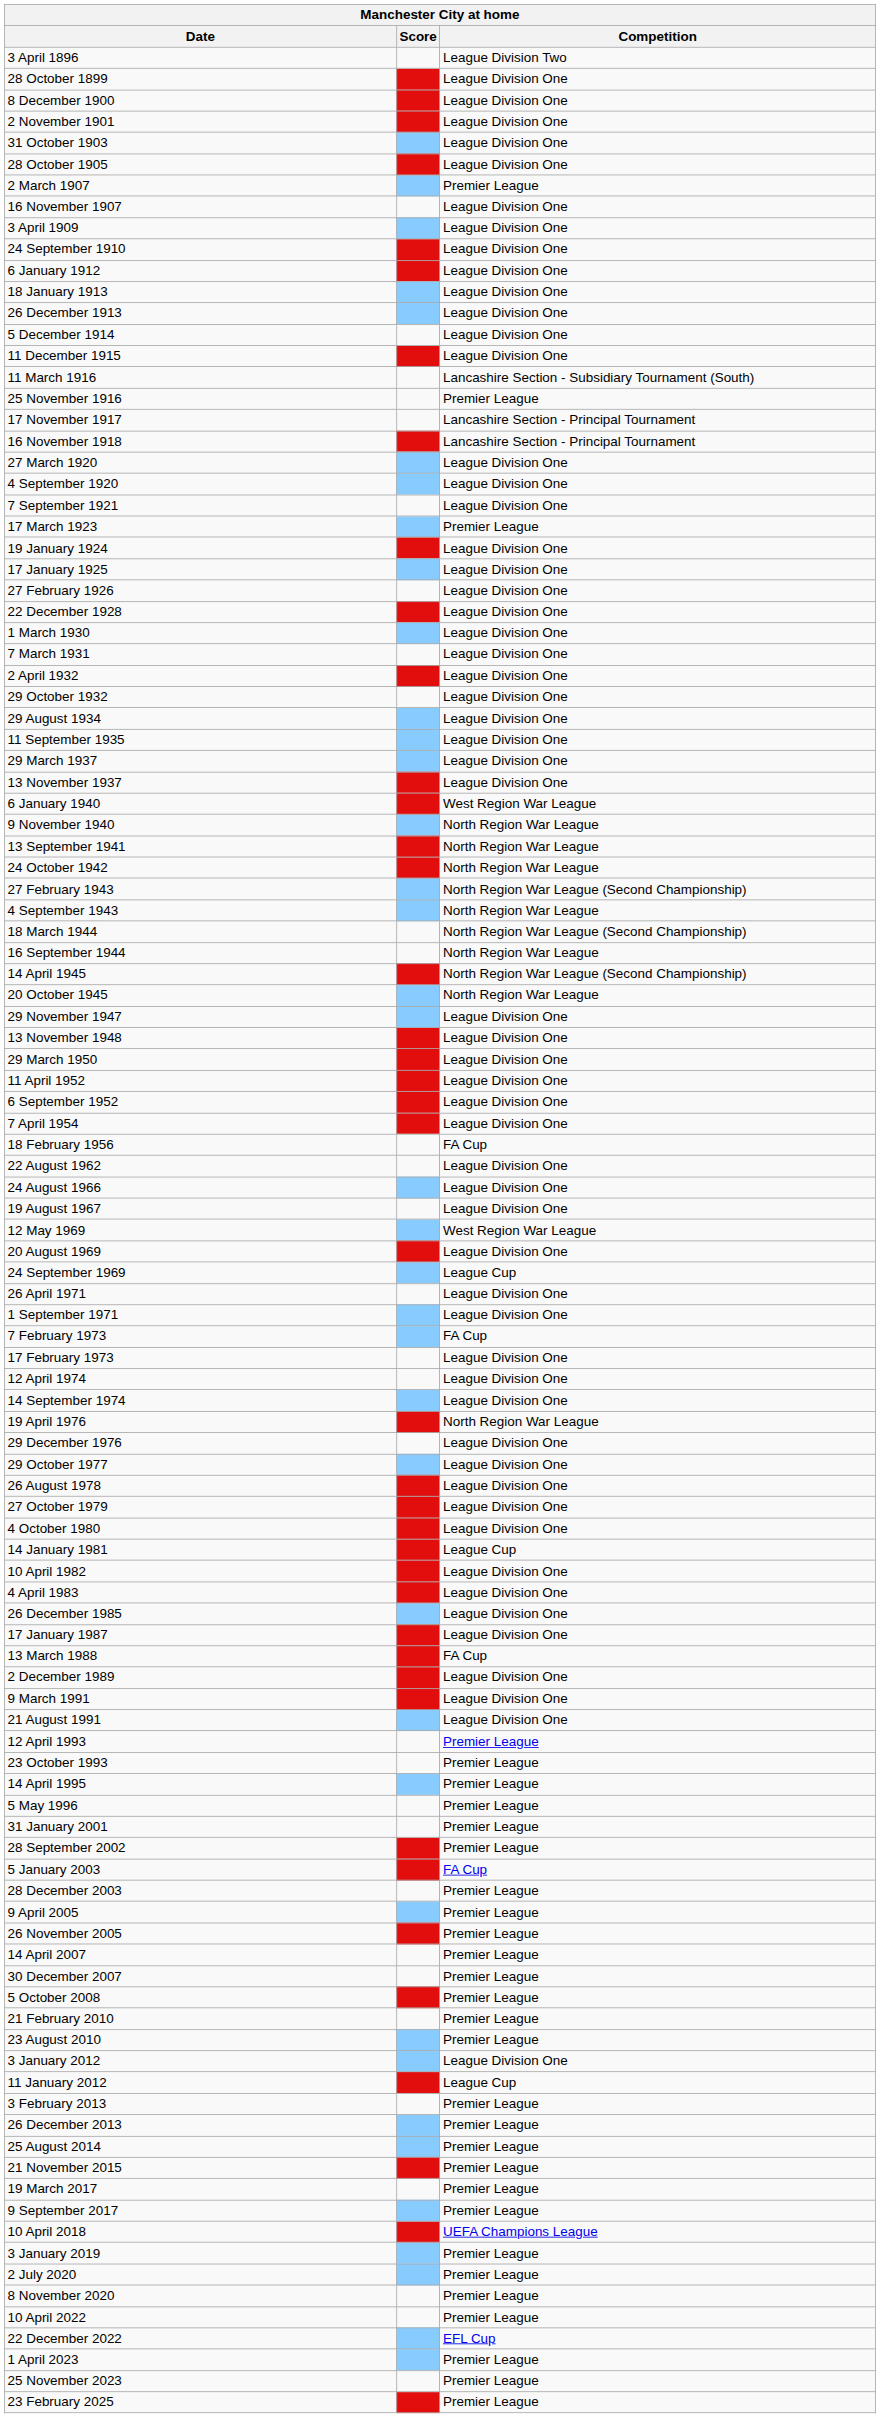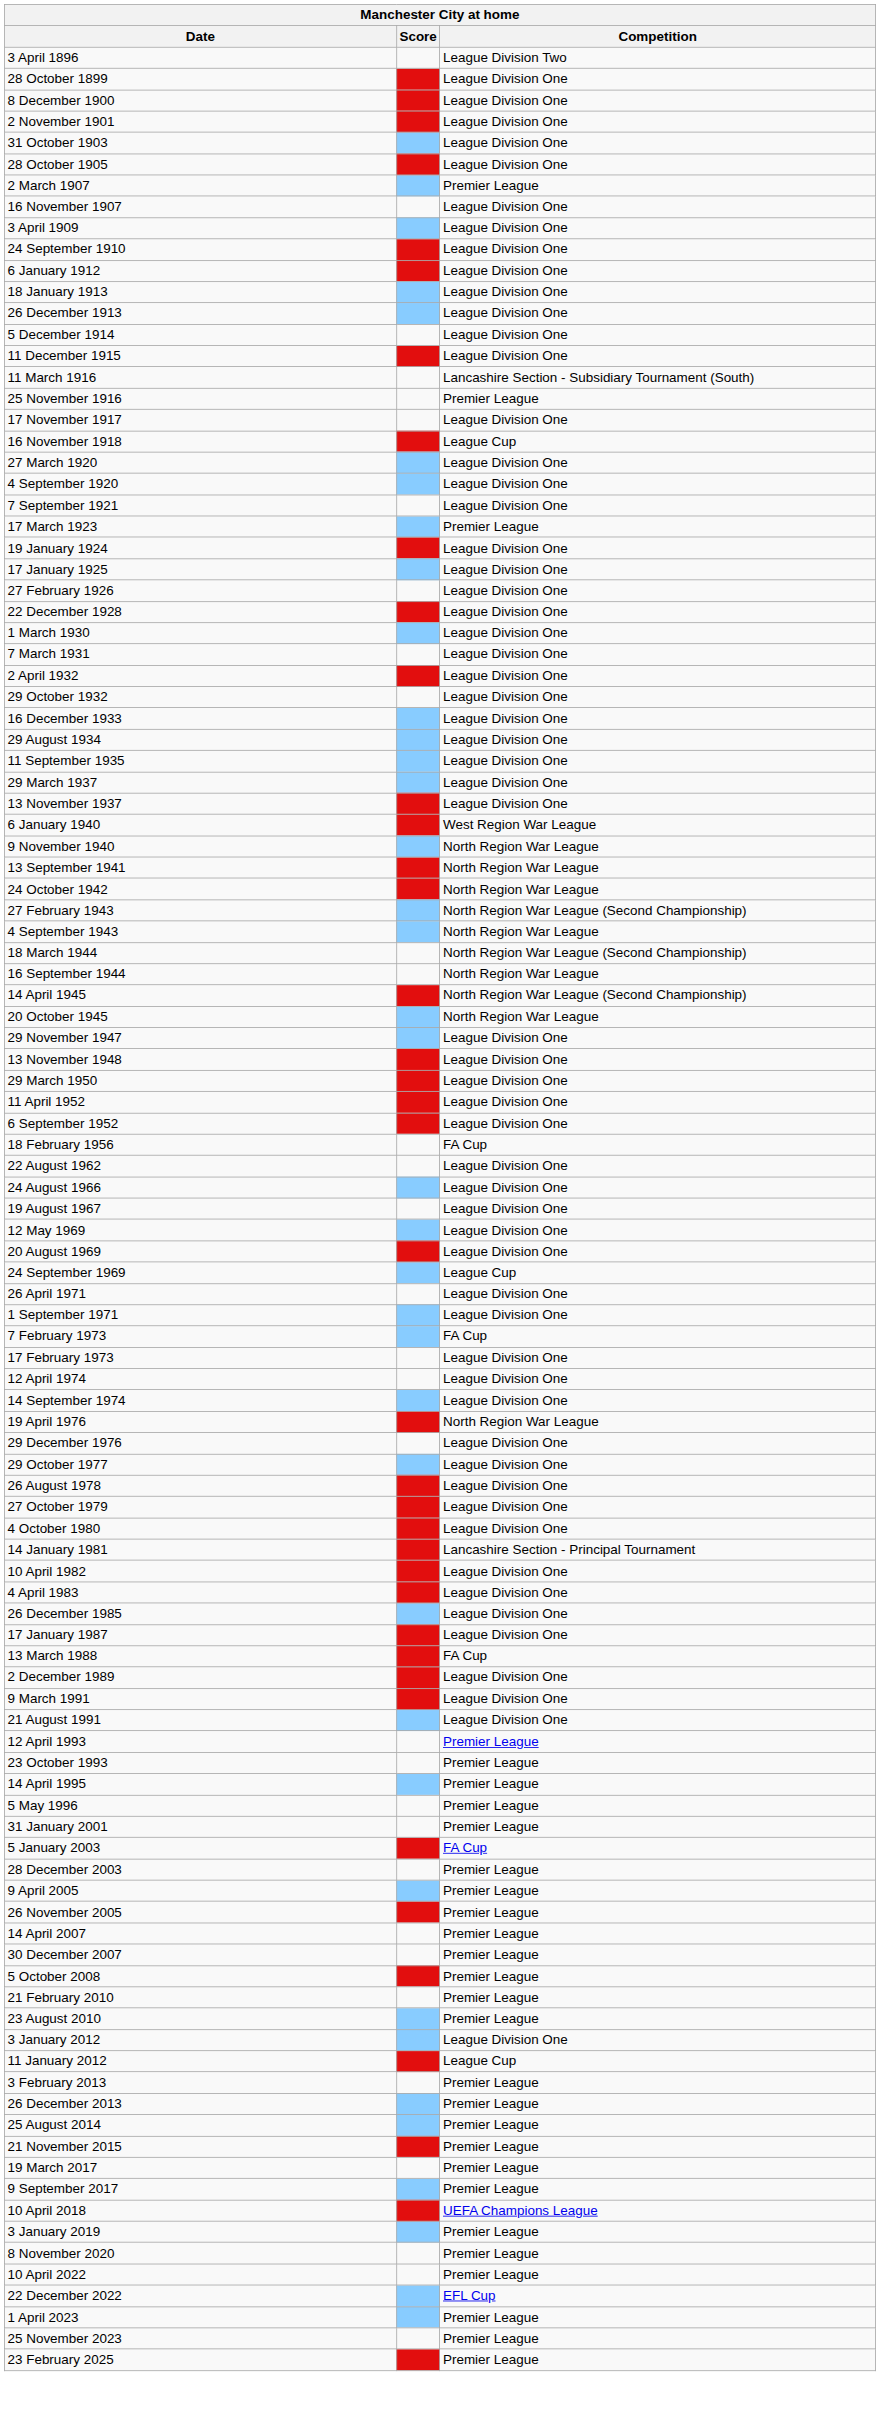(569, 420) Lancashire Section - Principal Tournament -> (505, 420) League Division One
(569, 441) Lancashire Section - Principal Tournament -> (480, 441) League Cup
+ row: (65, 718)
- row: (43, 1123)
(520, 1230) West Region War League -> (505, 1230) League Division One
(480, 1549) League Cup -> (569, 1549) Lancashire Section - Principal Tournament
- row: (67, 1848)
- row: (42, 2274)
